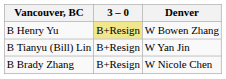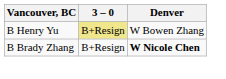- row: (49, 47)
(179, 64) normal -> (165, 47) bold
